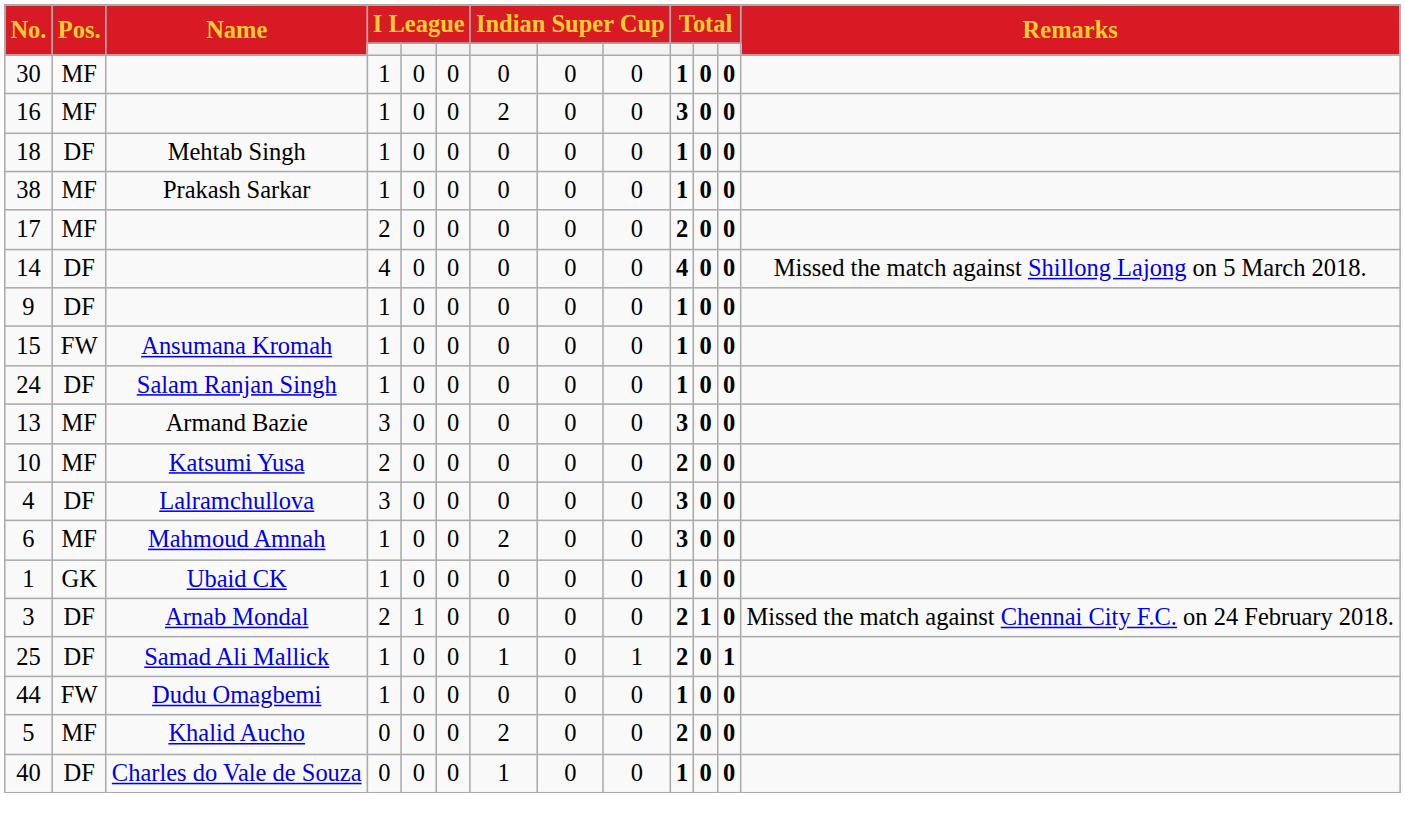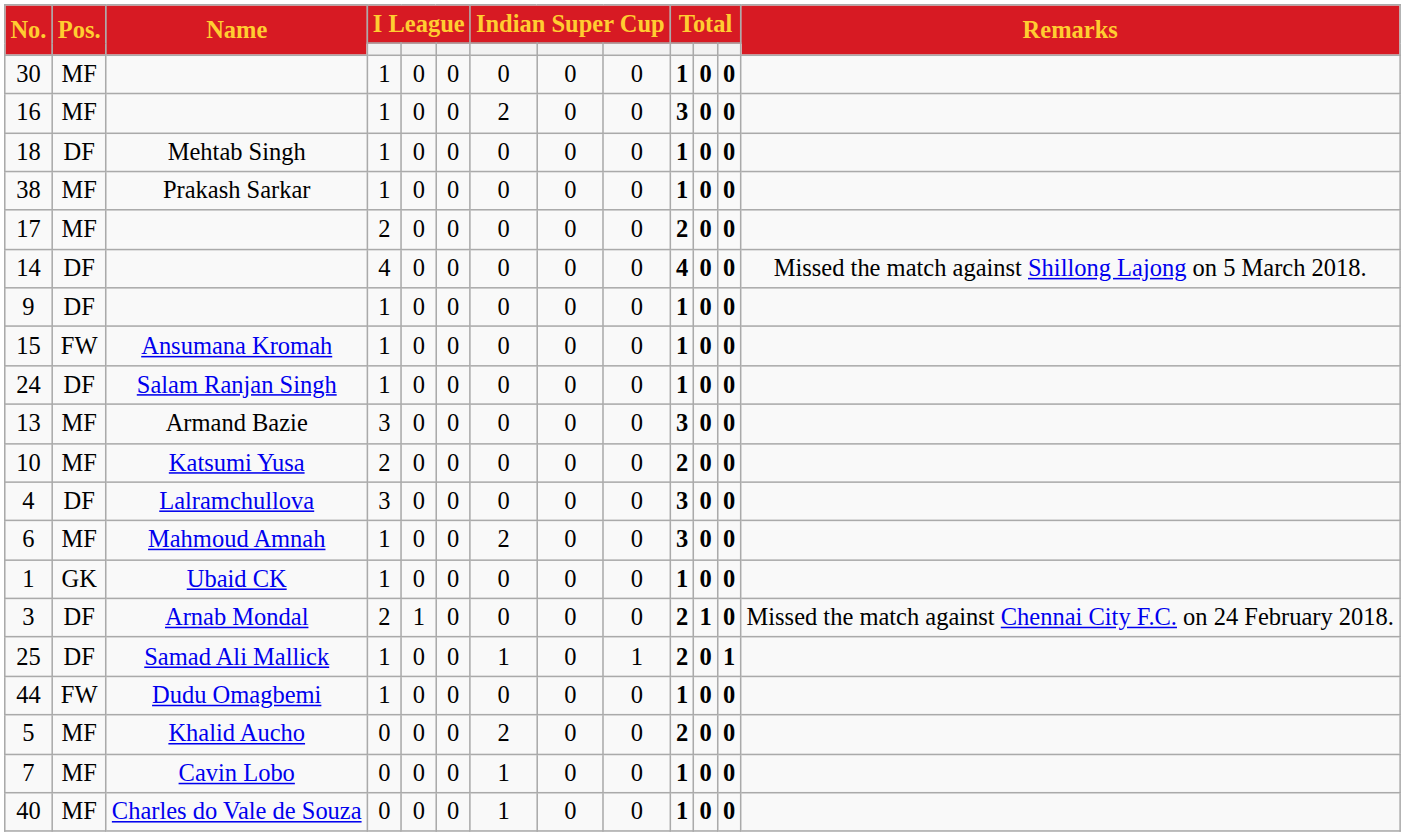+ row: (28, 772)
(79, 772) DF -> (79, 811) MF
